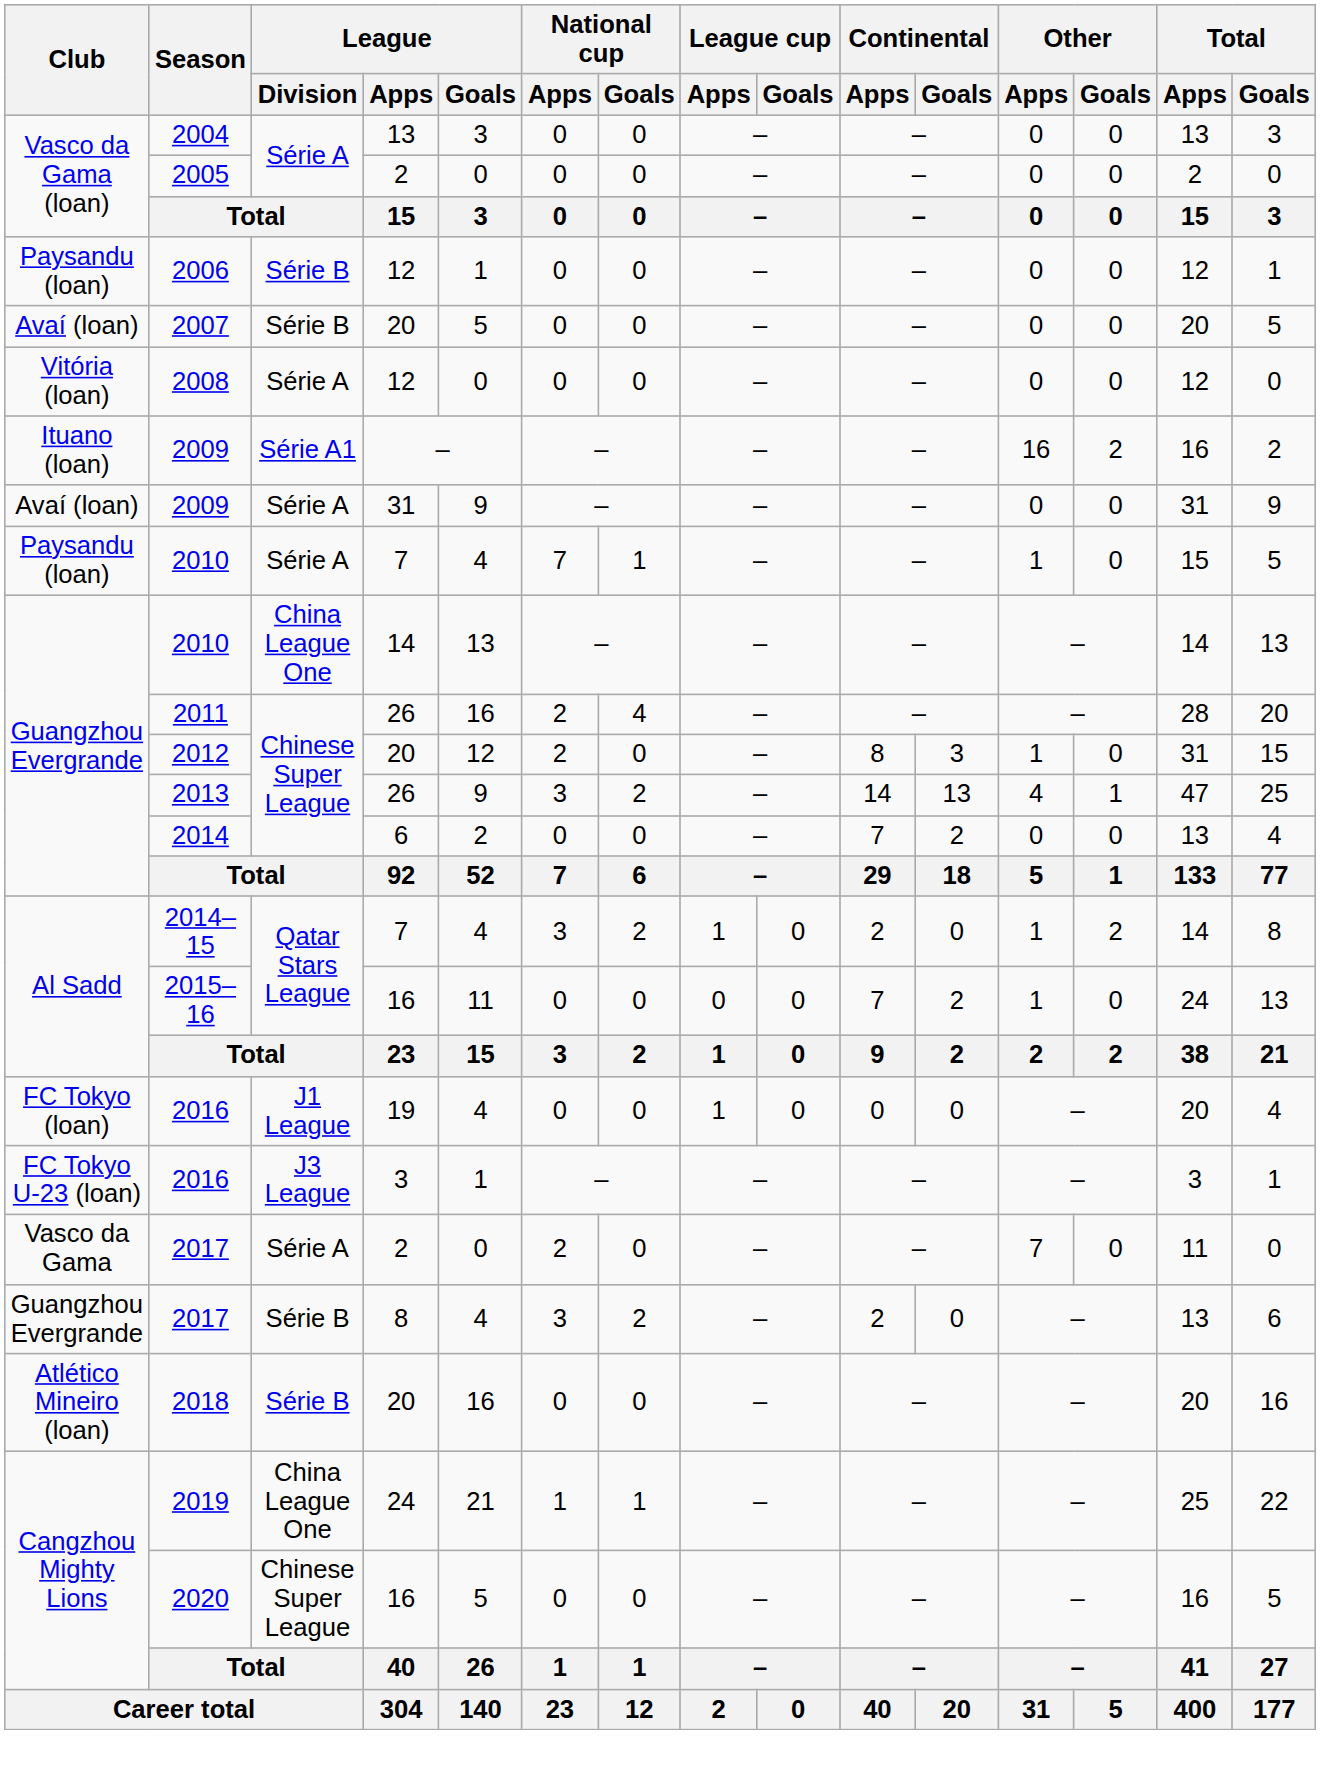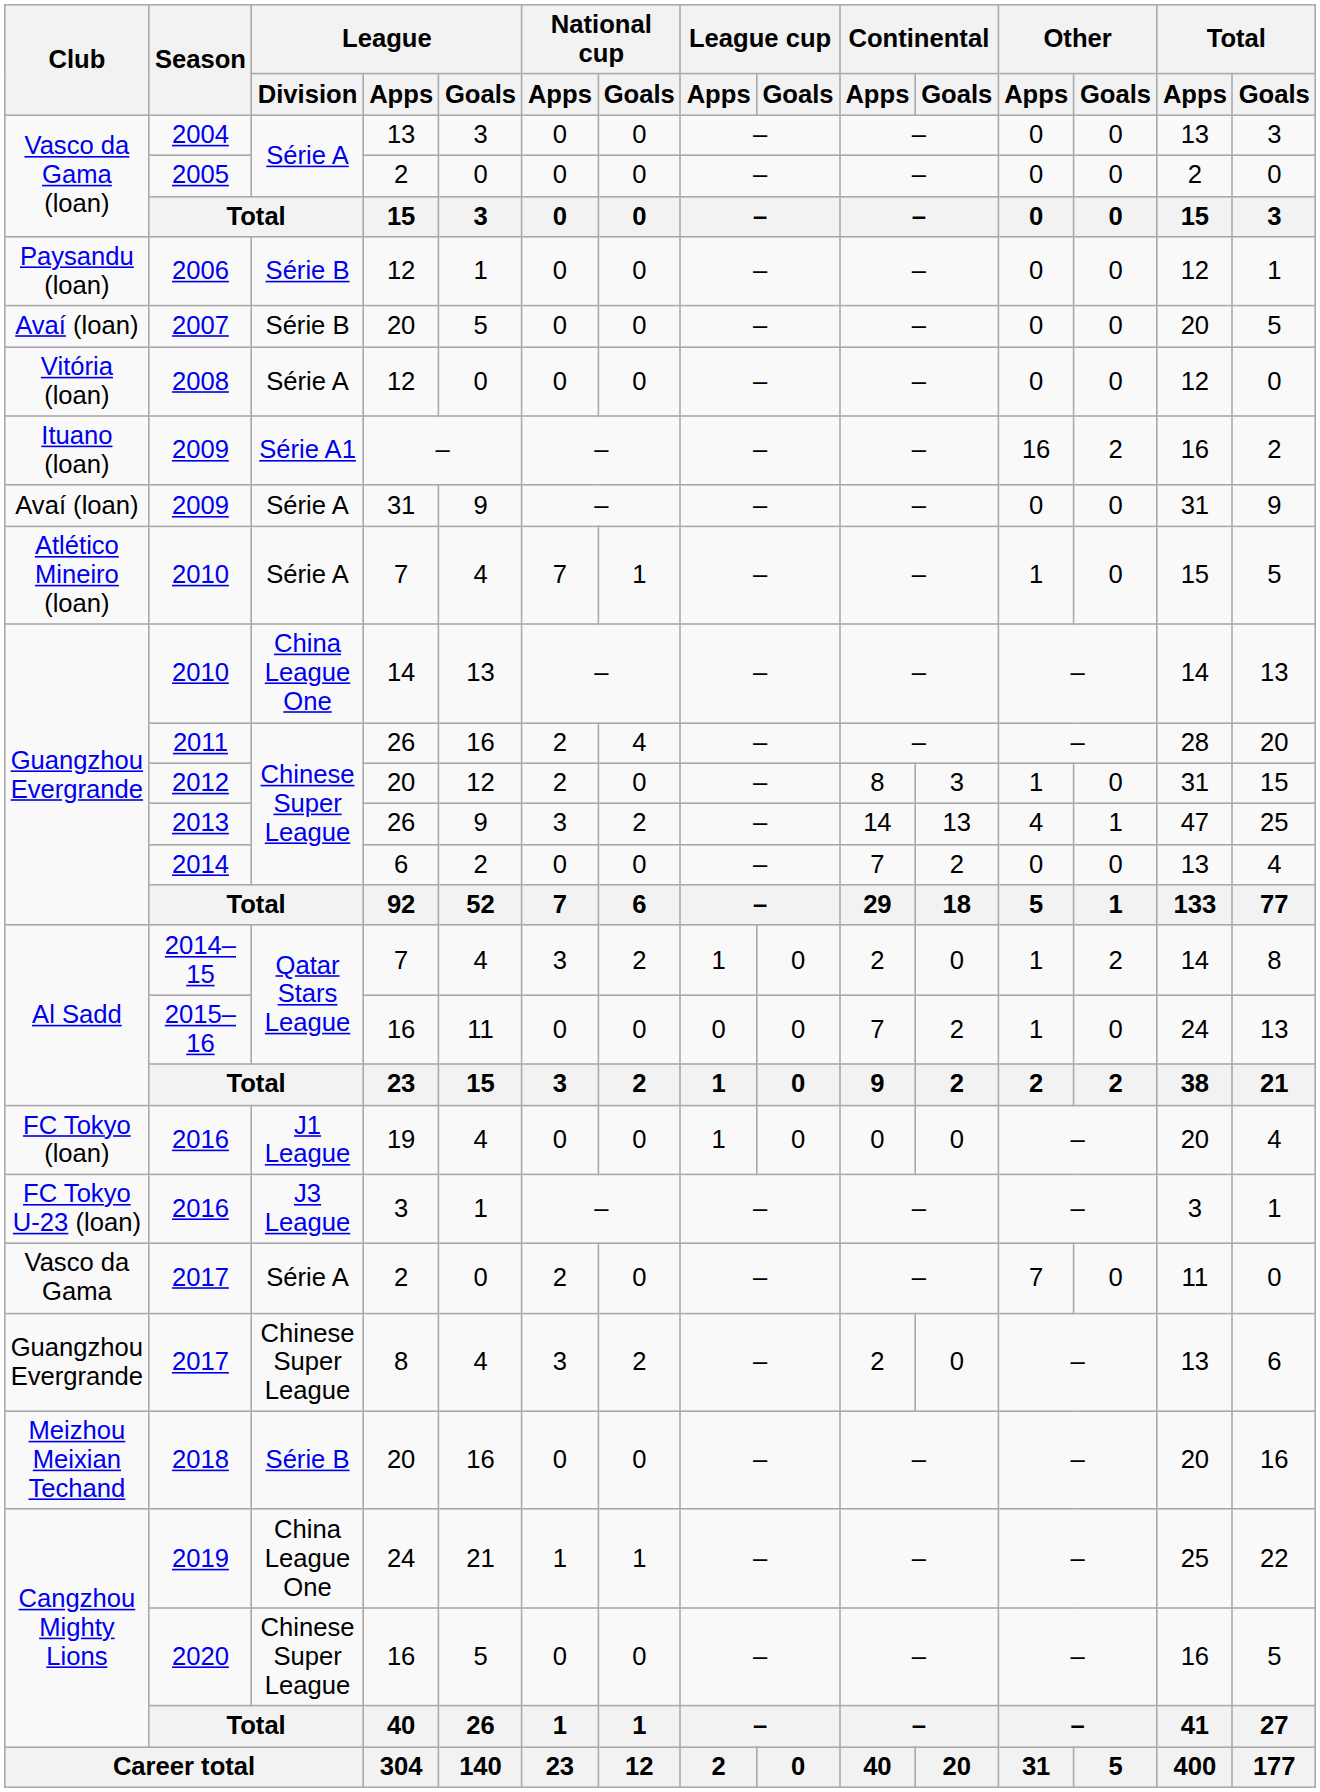(77, 560) Paysandu (loan) -> (77, 574) Atlético Mineiro (loan)
(308, 1318) Série B -> (308, 1361) Chinese Super League
(77, 1402) Atlético Mineiro (loan) -> (77, 1460) Meizhou Meixian Techand
